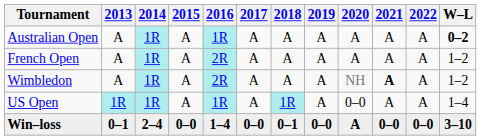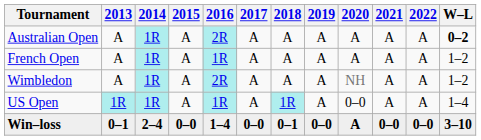(220, 37) 1R -> (220, 37) 2R
(220, 59) 2R -> (220, 59) 1R
(389, 80) bold -> (389, 80) normal
